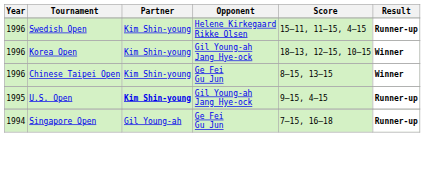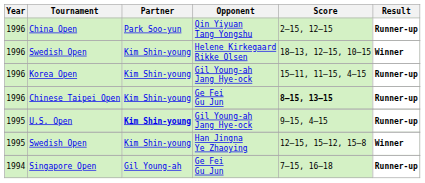+ row: (53, 29)
(323, 29) 15–11, 11–15, 4–15 -> (326, 52) 18–13, 12–15, 10–15
(396, 29) Runner-up -> (389, 52) Winner
(326, 52) 18–13, 12–15, 10–15 -> (323, 75) 15–11, 11–15, 4–15
(389, 52) Winner -> (396, 75) Runner-up
(306, 75) normal -> (306, 97) bold
(389, 75) Winner -> (396, 97) Runner-up
+ row: (58, 143)
